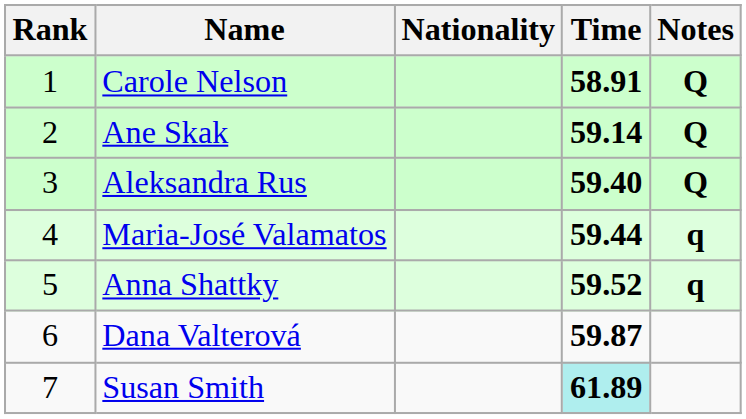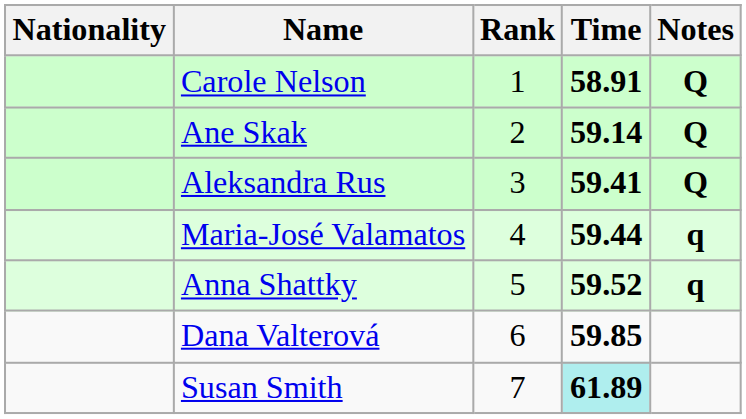columns swapped: (50, 30) <-> (478, 30)
(606, 183) 59.40 -> (606, 183) 59.41
(606, 336) 59.87 -> (606, 336) 59.85
